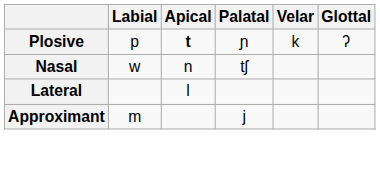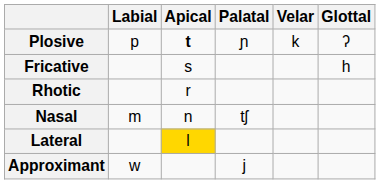+ row: (56, 66)
+ row: (56, 91)
(135, 66) w -> (135, 116) m
(188, 91) no background -> (188, 141) gold background
(135, 116) m -> (135, 166) w
